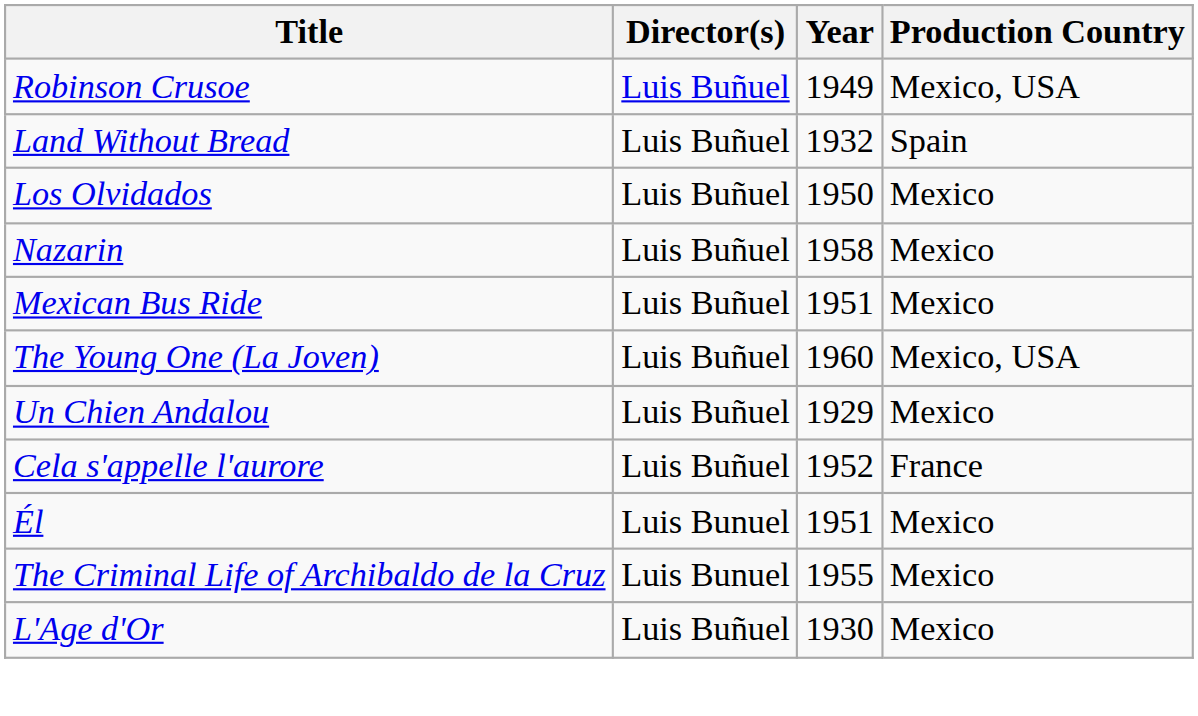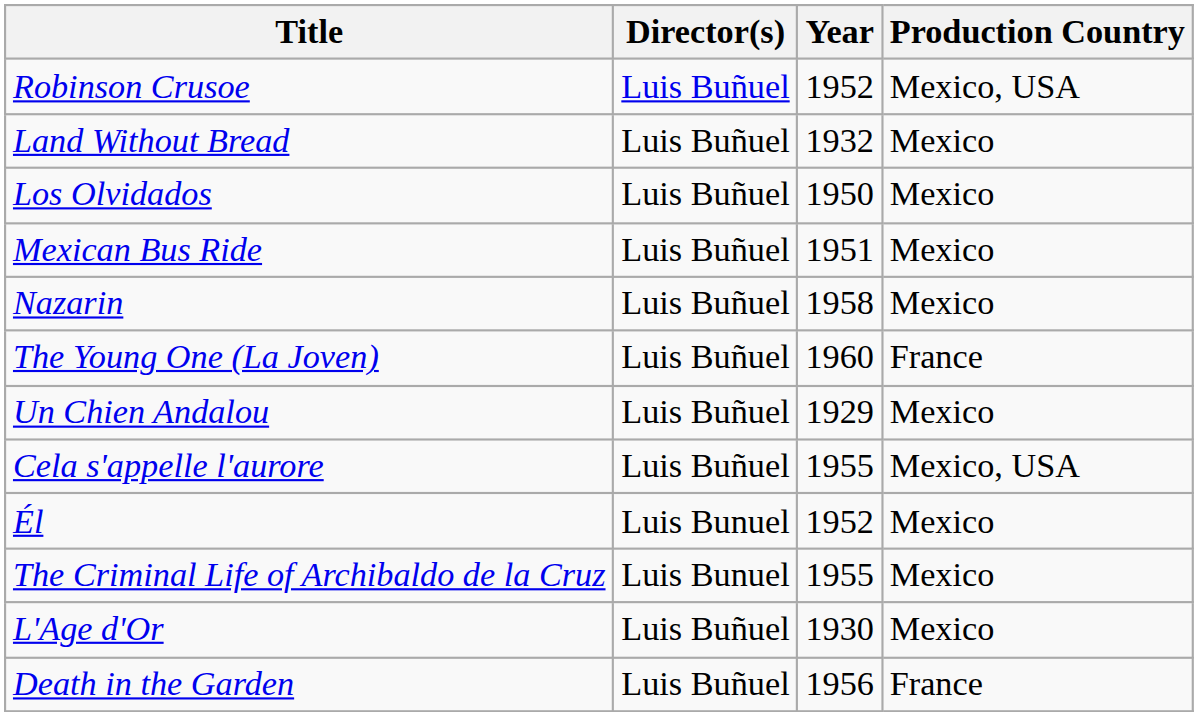(840, 85) 1949 -> (840, 85) 1952
(929, 140) Spain -> (942, 140) Mexico
rows swapped: (68, 248) <-> (138, 303)
(985, 357) Mexico, USA -> (936, 357) France
(840, 466) 1952 -> (840, 466) 1955
(936, 466) France -> (985, 466) Mexico, USA
(840, 520) 1951 -> (840, 520) 1952
+ row: (154, 683)
